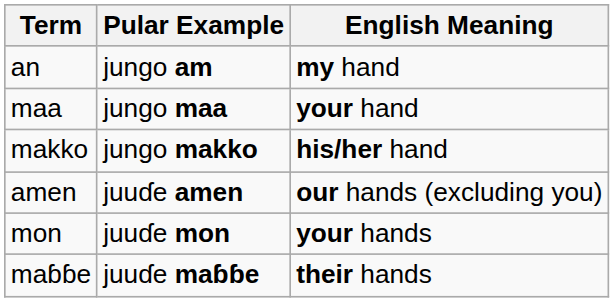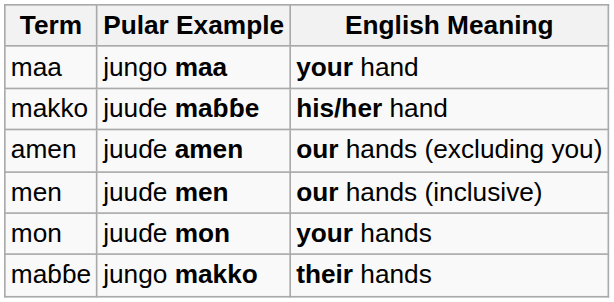- row: (25, 66)
(181, 150) jungo makko -> (181, 108) juuɗe maɓɓe
+ row: (36, 191)
(181, 274) juuɗe maɓɓe -> (181, 274) jungo makko
